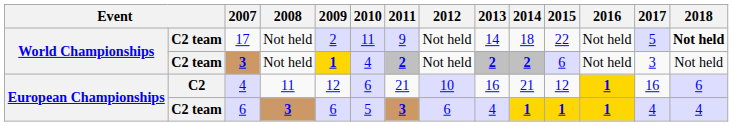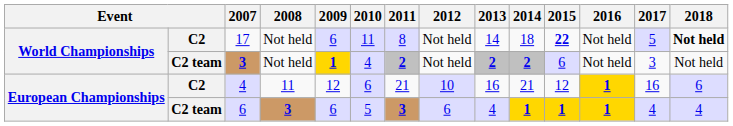(197, 39) C2 team -> (197, 39) C2
(333, 39) 2 -> (333, 39) 6
(402, 39) 9 -> (402, 39) 8
(562, 39) normal -> (562, 39) bold
